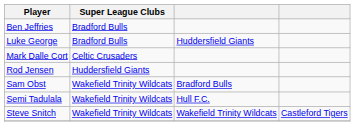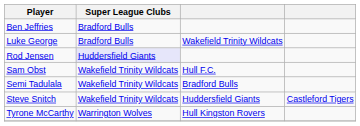(215, 41) Huddersfield Giants -> (232, 41) Wakefield Trinity Wildcats
- row: (37, 55)
(111, 70) no background -> (117, 55) lavender background
(204, 84) Bradford Bulls -> (199, 70) Hull F.C.
(193, 99) Hull F.C. -> (210, 84) Bradford Bulls
(227, 113) Wakefield Trinity Wildcats -> (221, 99) Huddersfield Giants
+ row: (40, 113)
